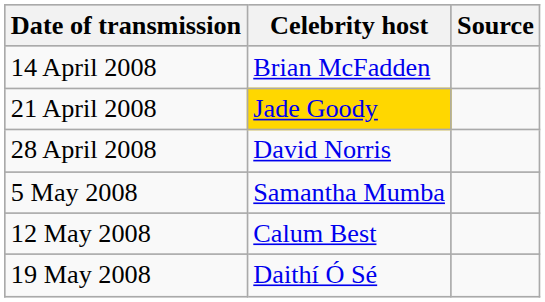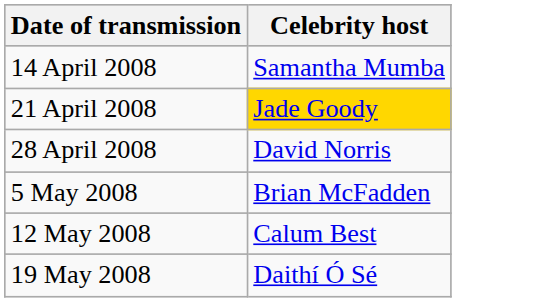- column: (495, 25)
(342, 66) Brian McFadden -> (349, 66) Samantha Mumba
(349, 191) Samantha Mumba -> (342, 191) Brian McFadden
